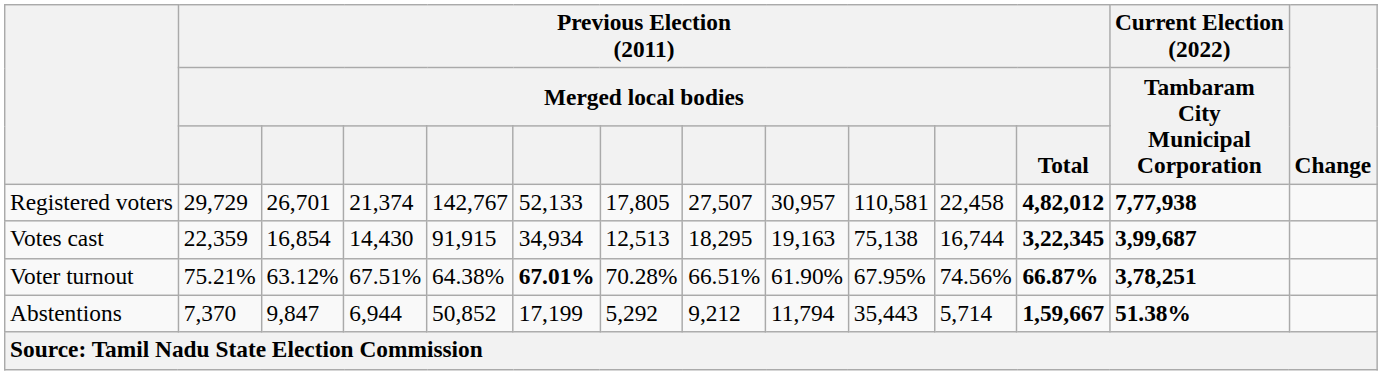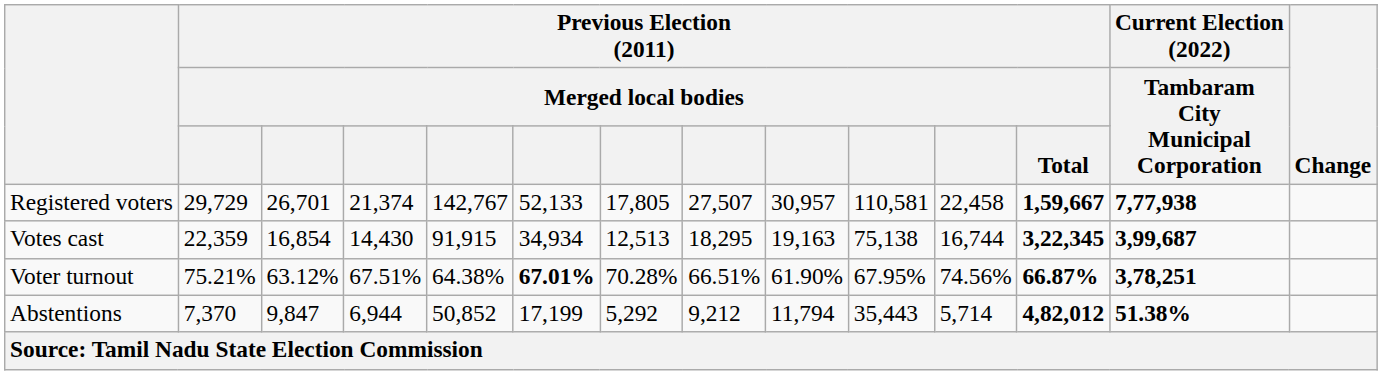(1063, 202) 4,82,012 -> (1063, 202) 1,59,667
(1063, 313) 1,59,667 -> (1063, 313) 4,82,012
